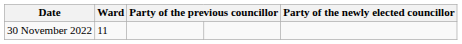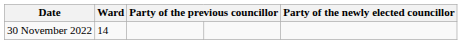(103, 30) 11 -> (103, 30) 14
